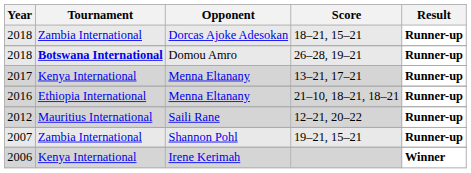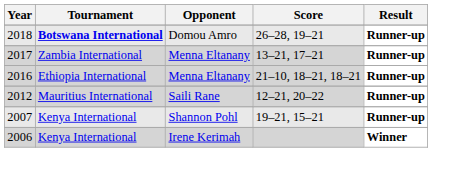- row: (228, 35)
(87, 76) Kenya International -> (90, 55) Zambia International
(90, 137) Zambia International -> (87, 117) Kenya International
